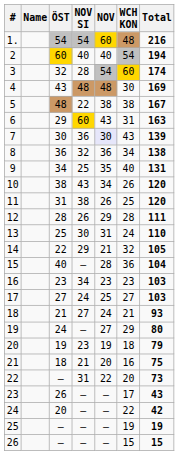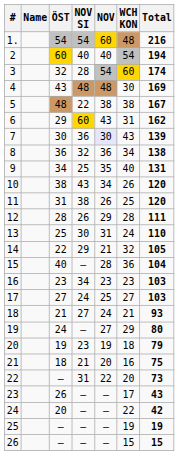(157, 120) 163 -> (157, 120) 162
